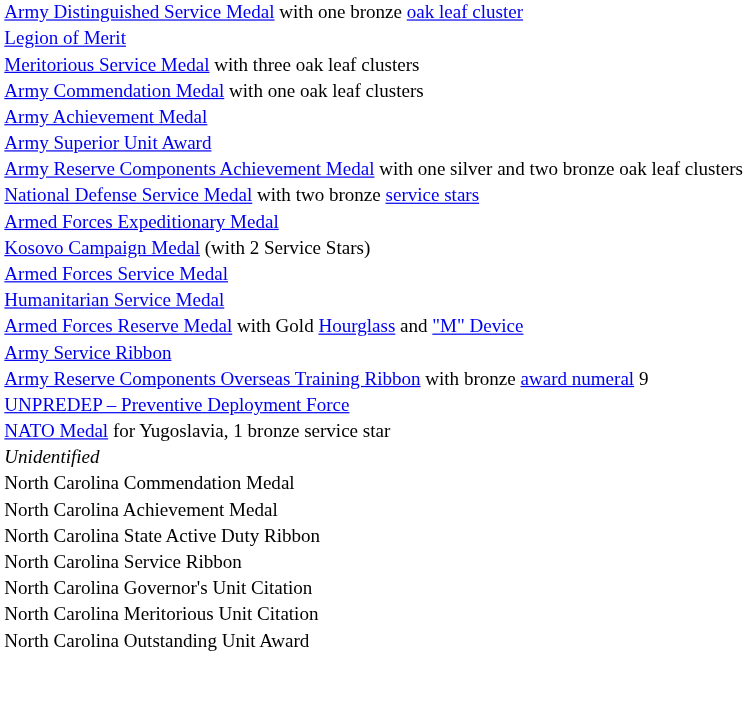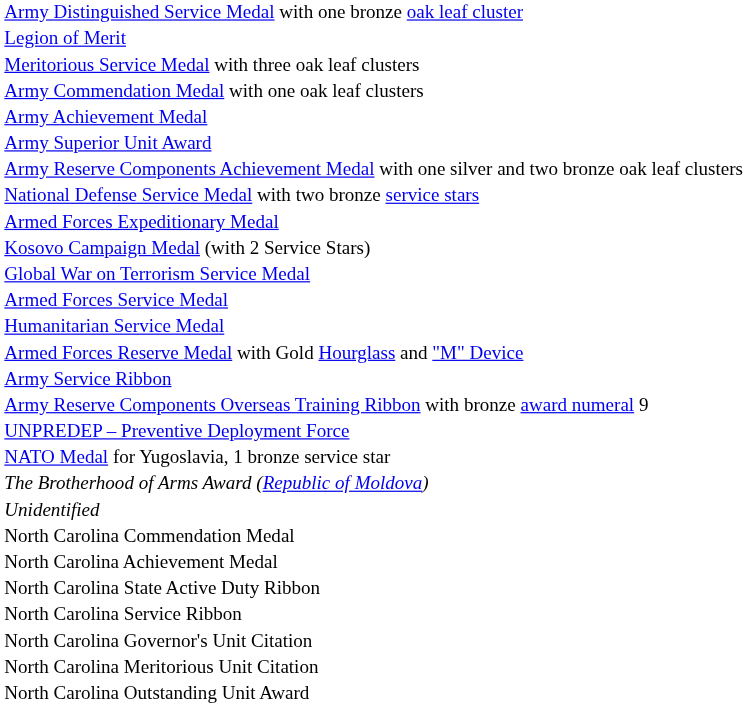+ row: (157, 273)
+ row: (216, 483)
